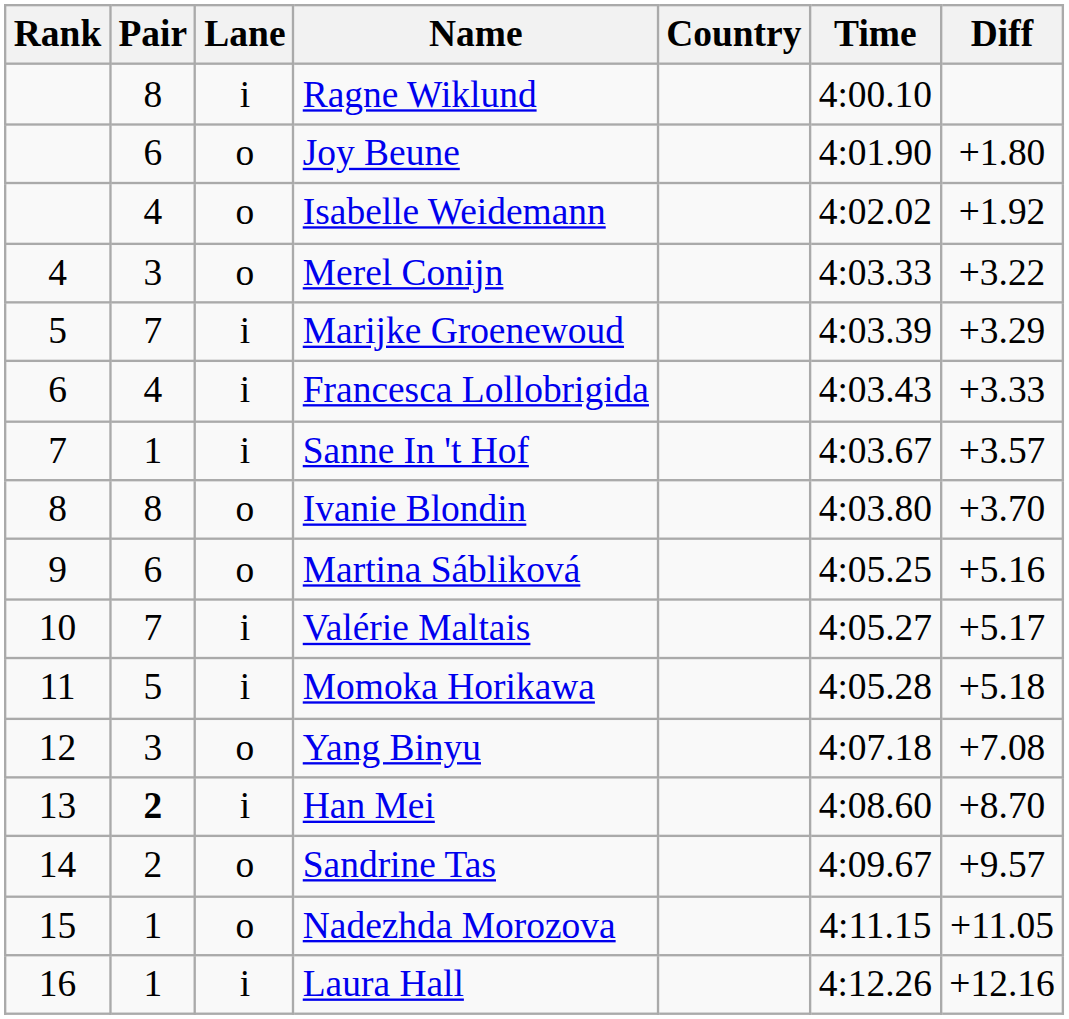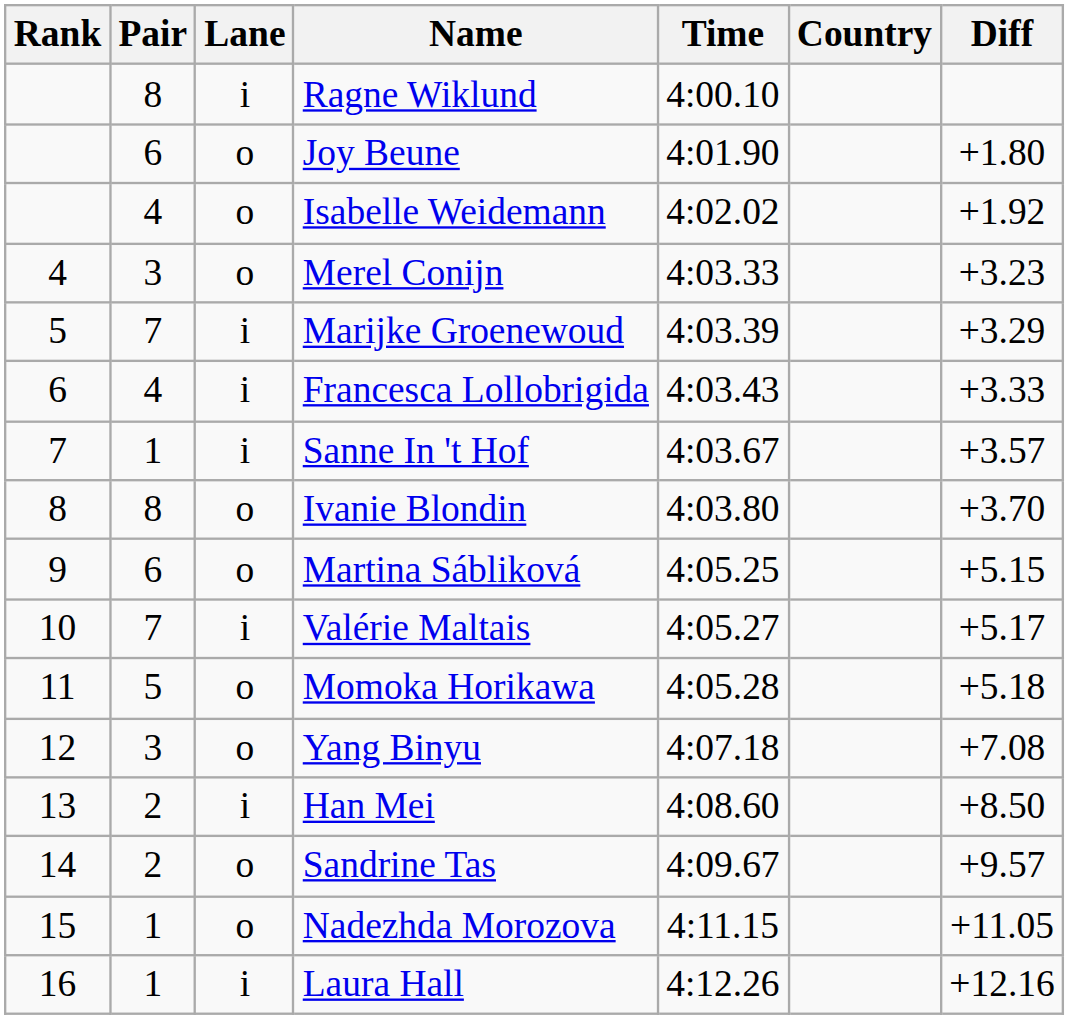columns swapped: (734, 34) <-> (875, 34)
(1002, 271) +3.22 -> (1002, 271) +3.23
(1002, 568) +5.16 -> (1002, 568) +5.15
(245, 687) i -> (245, 687) o
(153, 806) bold -> (153, 806) normal
(1002, 806) +8.70 -> (1002, 806) +8.50
